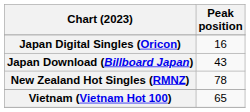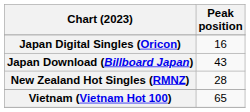(221, 80) 78 -> (221, 80) 28
